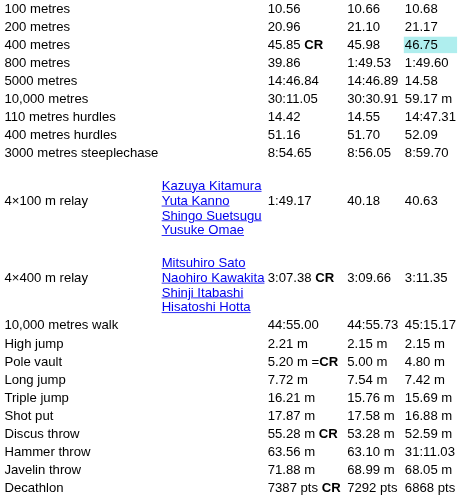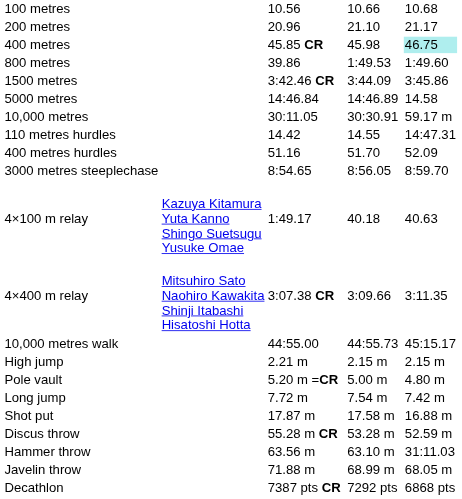+ row: (41, 81)
- row: (37, 397)
